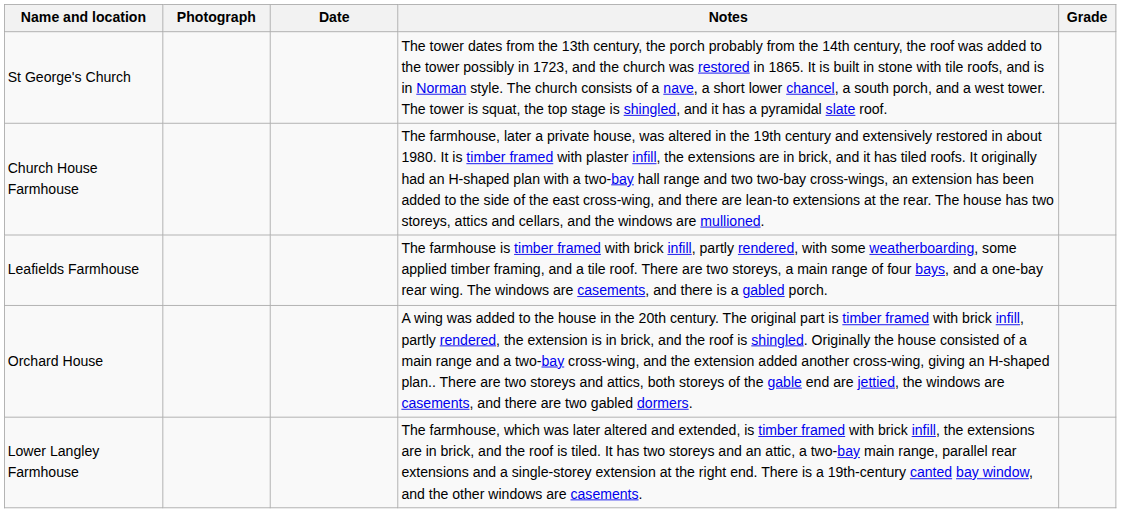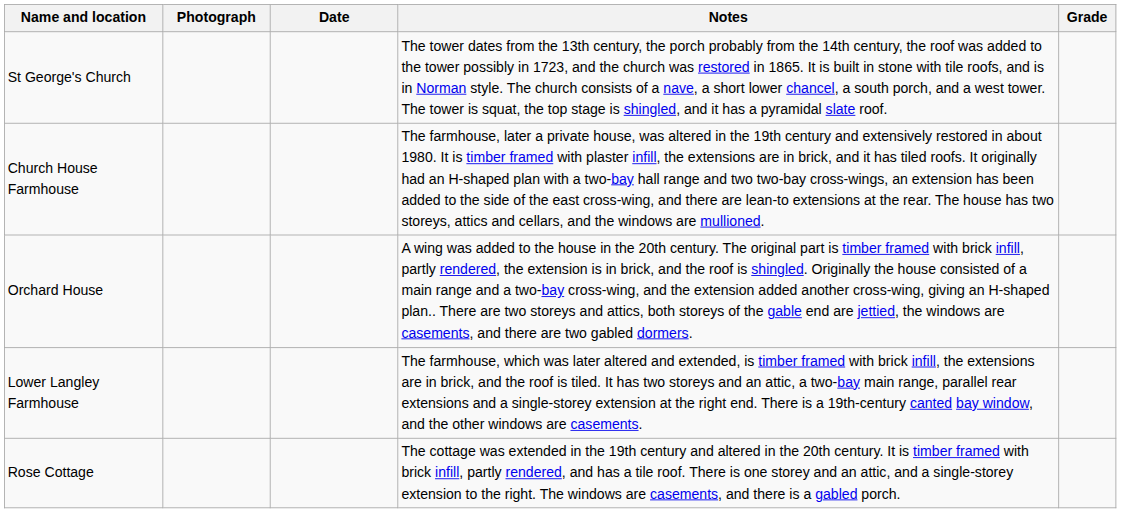- row: (73, 270)
+ row: (51, 473)
